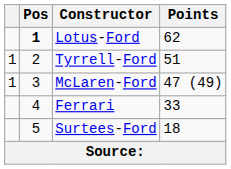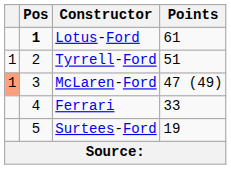(172, 39) 62 -> (172, 39) 61
(12, 84) no background -> (12, 84) lightsalmon background
(172, 130) 18 -> (172, 130) 19
